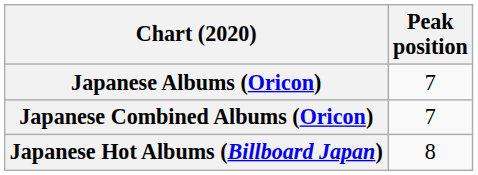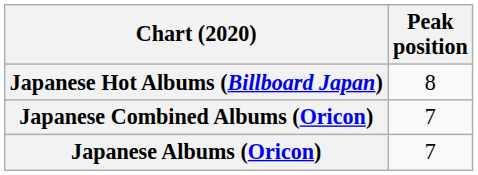rows swapped: (196, 81) <-> (196, 151)
